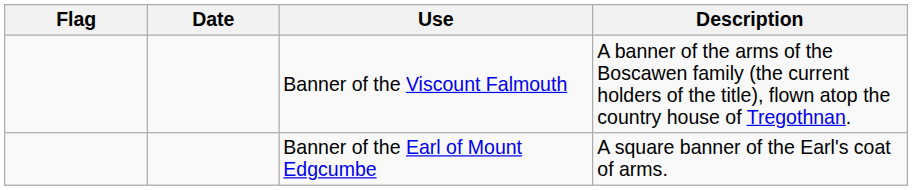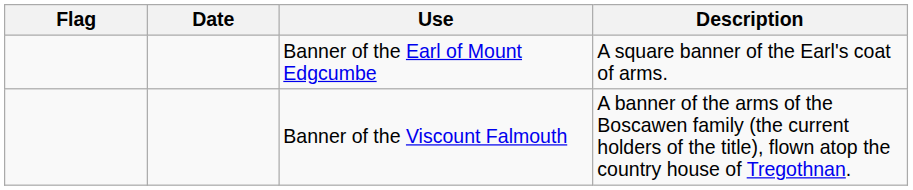rows swapped: (403, 158) <-> (425, 83)
